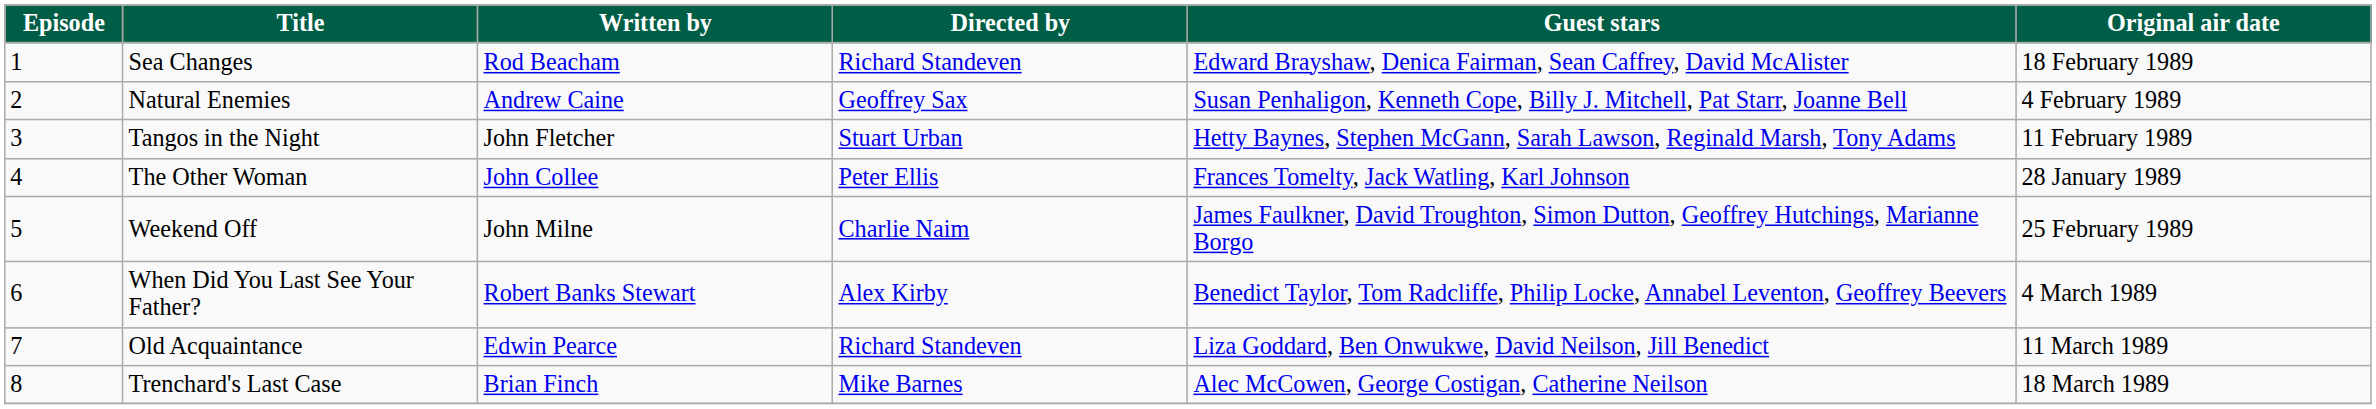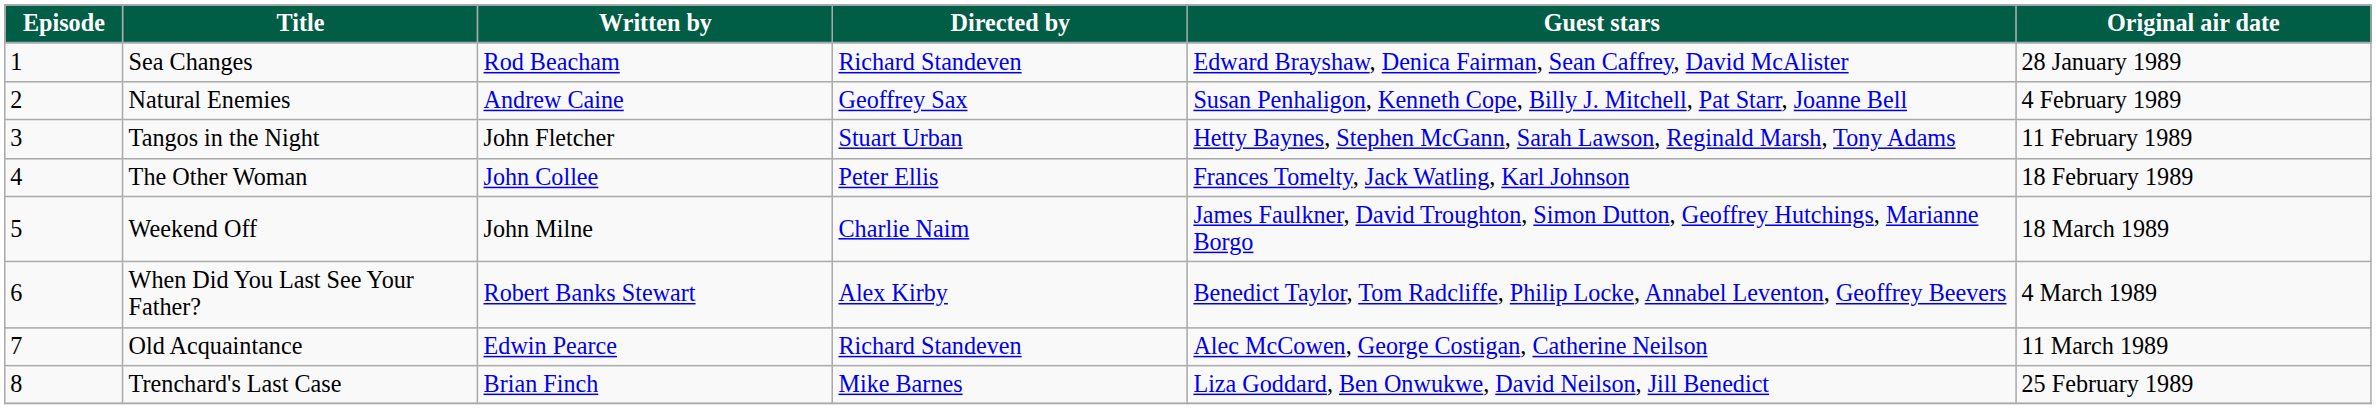(2107, 61) 18 February 1989 -> (2101, 61) 28 January 1989
(2101, 176) 28 January 1989 -> (2107, 176) 18 February 1989
(2107, 228) 25 February 1989 -> (2095, 228) 18 March 1989
(1481, 346) Liza Goddard, Ben Onwukwe, David Neilson, Jill Benedict -> (1450, 346) Alec McCowen, George Costigan, Catherine Neilson
(1450, 384) Alec McCowen, George Costigan, Catherine Neilson -> (1481, 384) Liza Goddard, Ben Onwukwe, David Neilson, Jill Benedict
(2095, 384) 18 March 1989 -> (2107, 384) 25 February 1989
